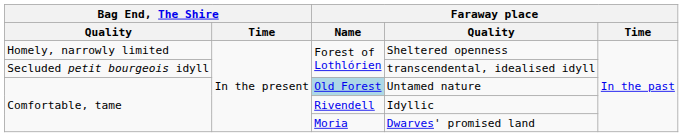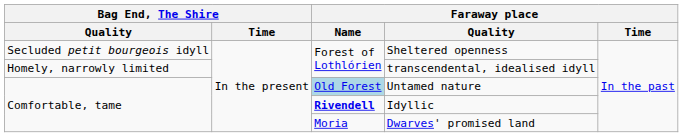(88, 50) Homely, narrowly limited -> (108, 50) Secluded petit bourgeois idyll
(108, 68) Secluded petit bourgeois idyll -> (88, 68) Homely, narrowly limited
(344, 105) normal -> (344, 105) bold
